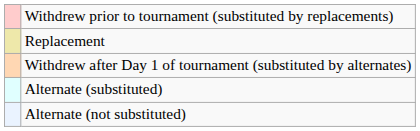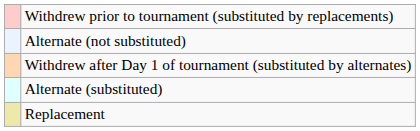rows swapped: (65, 41) <-> (105, 114)
